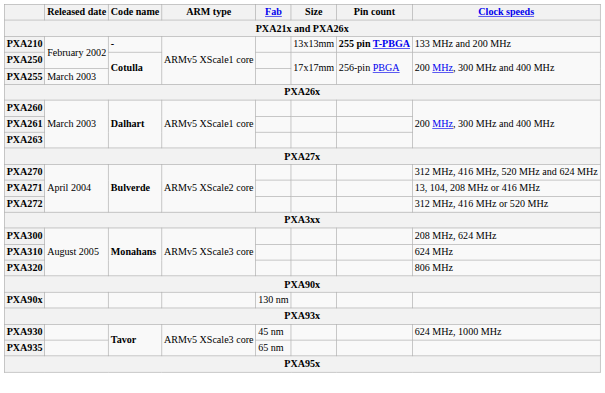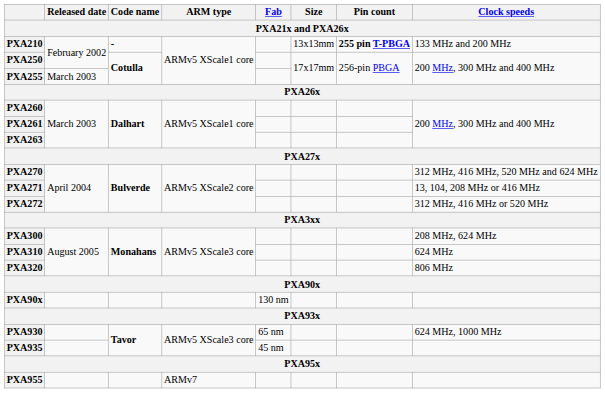(271, 332) 45 nm -> (271, 332) 65 nm
(271, 348) 65 nm -> (271, 348) 45 nm
+ row: (25, 380)
